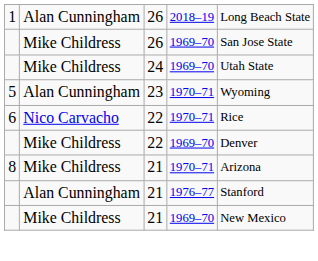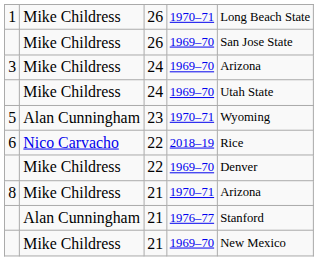(82, 17) Alan Cunningham -> (72, 17) Mike Childress
(192, 17) 2018–19 -> (192, 17) 1970–71
+ row: (12, 67)
(192, 117) 1970–71 -> (192, 142) 2018–19
